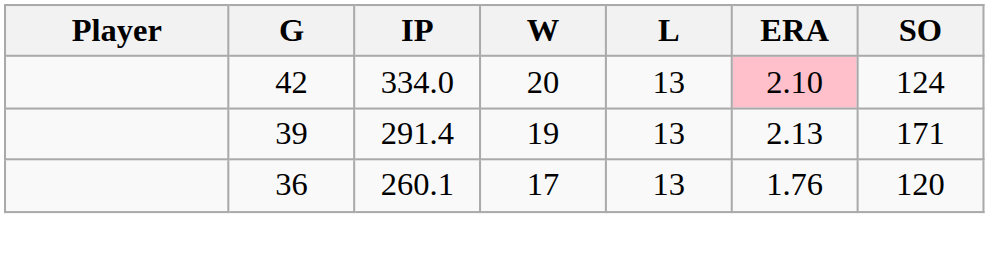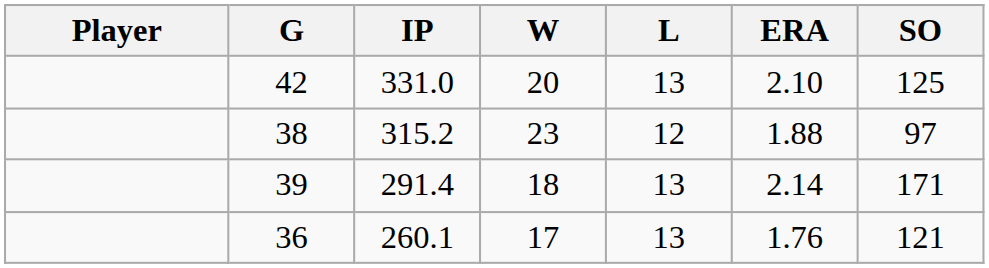(417, 81) 334.0 -> (417, 81) 331.0
(795, 81) pink background -> (795, 81) no background
(920, 81) 124 -> (920, 81) 125
+ row: (292, 133)
(543, 133) 19 -> (543, 184) 18
(795, 133) 2.13 -> (795, 184) 2.14
(920, 184) 120 -> (920, 236) 121
